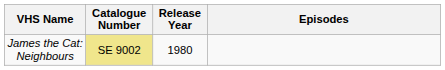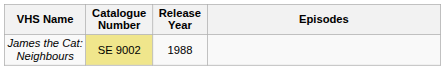(180, 50) 1980 -> (180, 50) 1988
